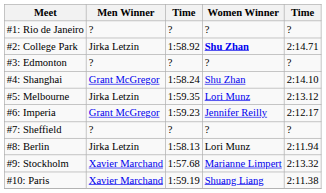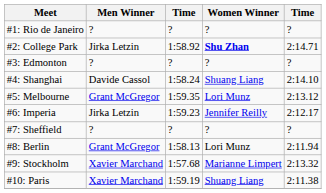(124, 79) Grant McGregor -> (119, 79) Davide Cassol
(225, 79) Shu Zhan -> (234, 79) Shuang Liang
(114, 96) Jirka Letzin -> (124, 96) Grant McGregor
(124, 113) Grant McGregor -> (114, 113) Jirka Letzin
(114, 146) Jirka Letzin -> (124, 146) Grant McGregor
